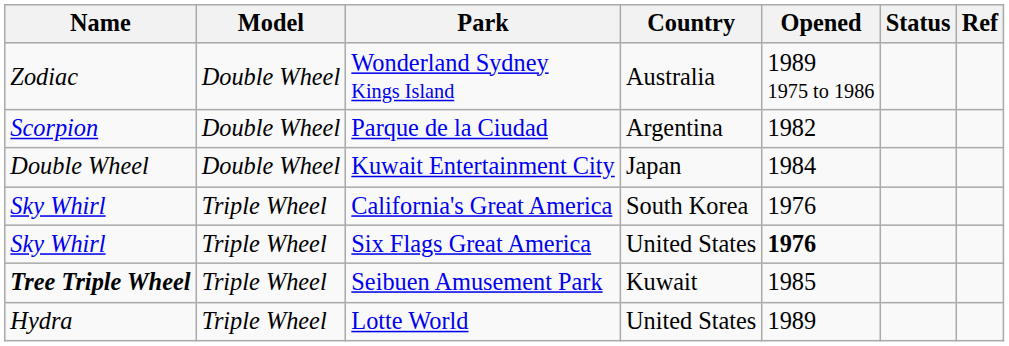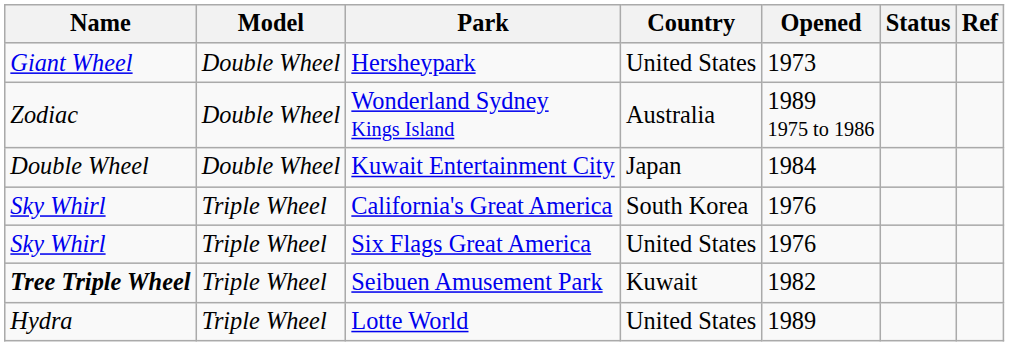+ row: (413, 62)
- row: (450, 128)
(792, 243) bold -> (792, 243) normal
(792, 282) 1985 -> (792, 282) 1982
